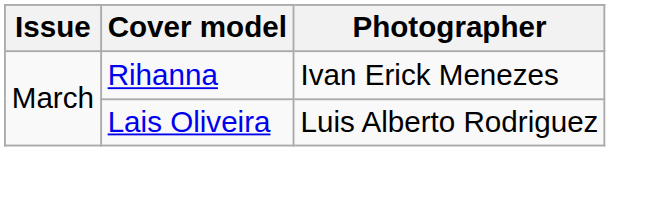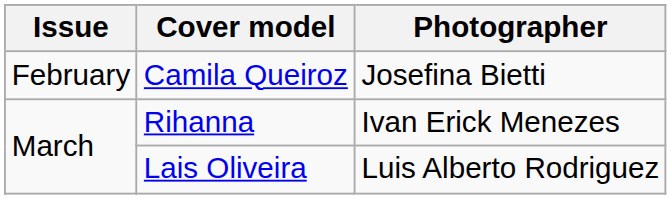+ row: (246, 74)
